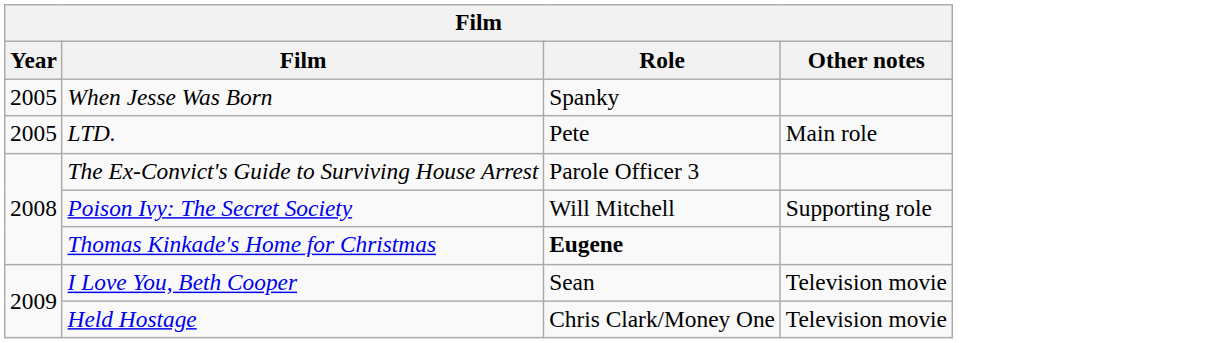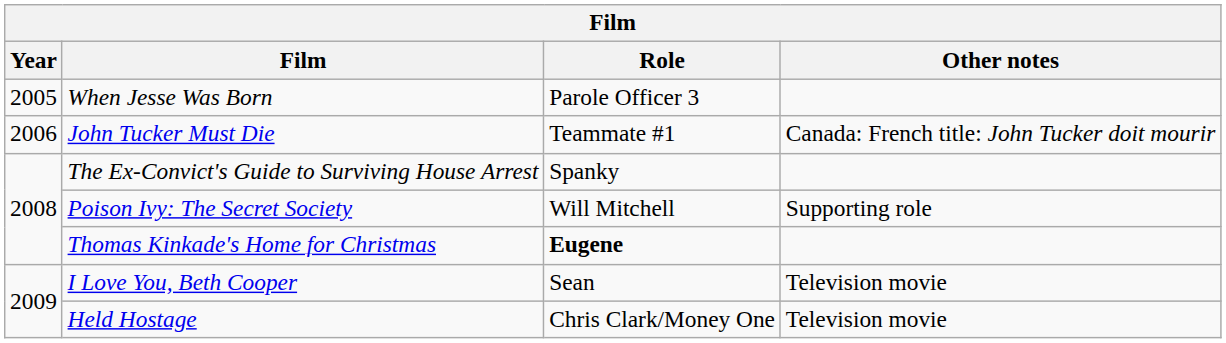(584, 97) Spanky -> (624, 97) Parole Officer 3
- row: (92, 134)
+ row: (171, 134)
(624, 171) Parole Officer 3 -> (584, 171) Spanky
